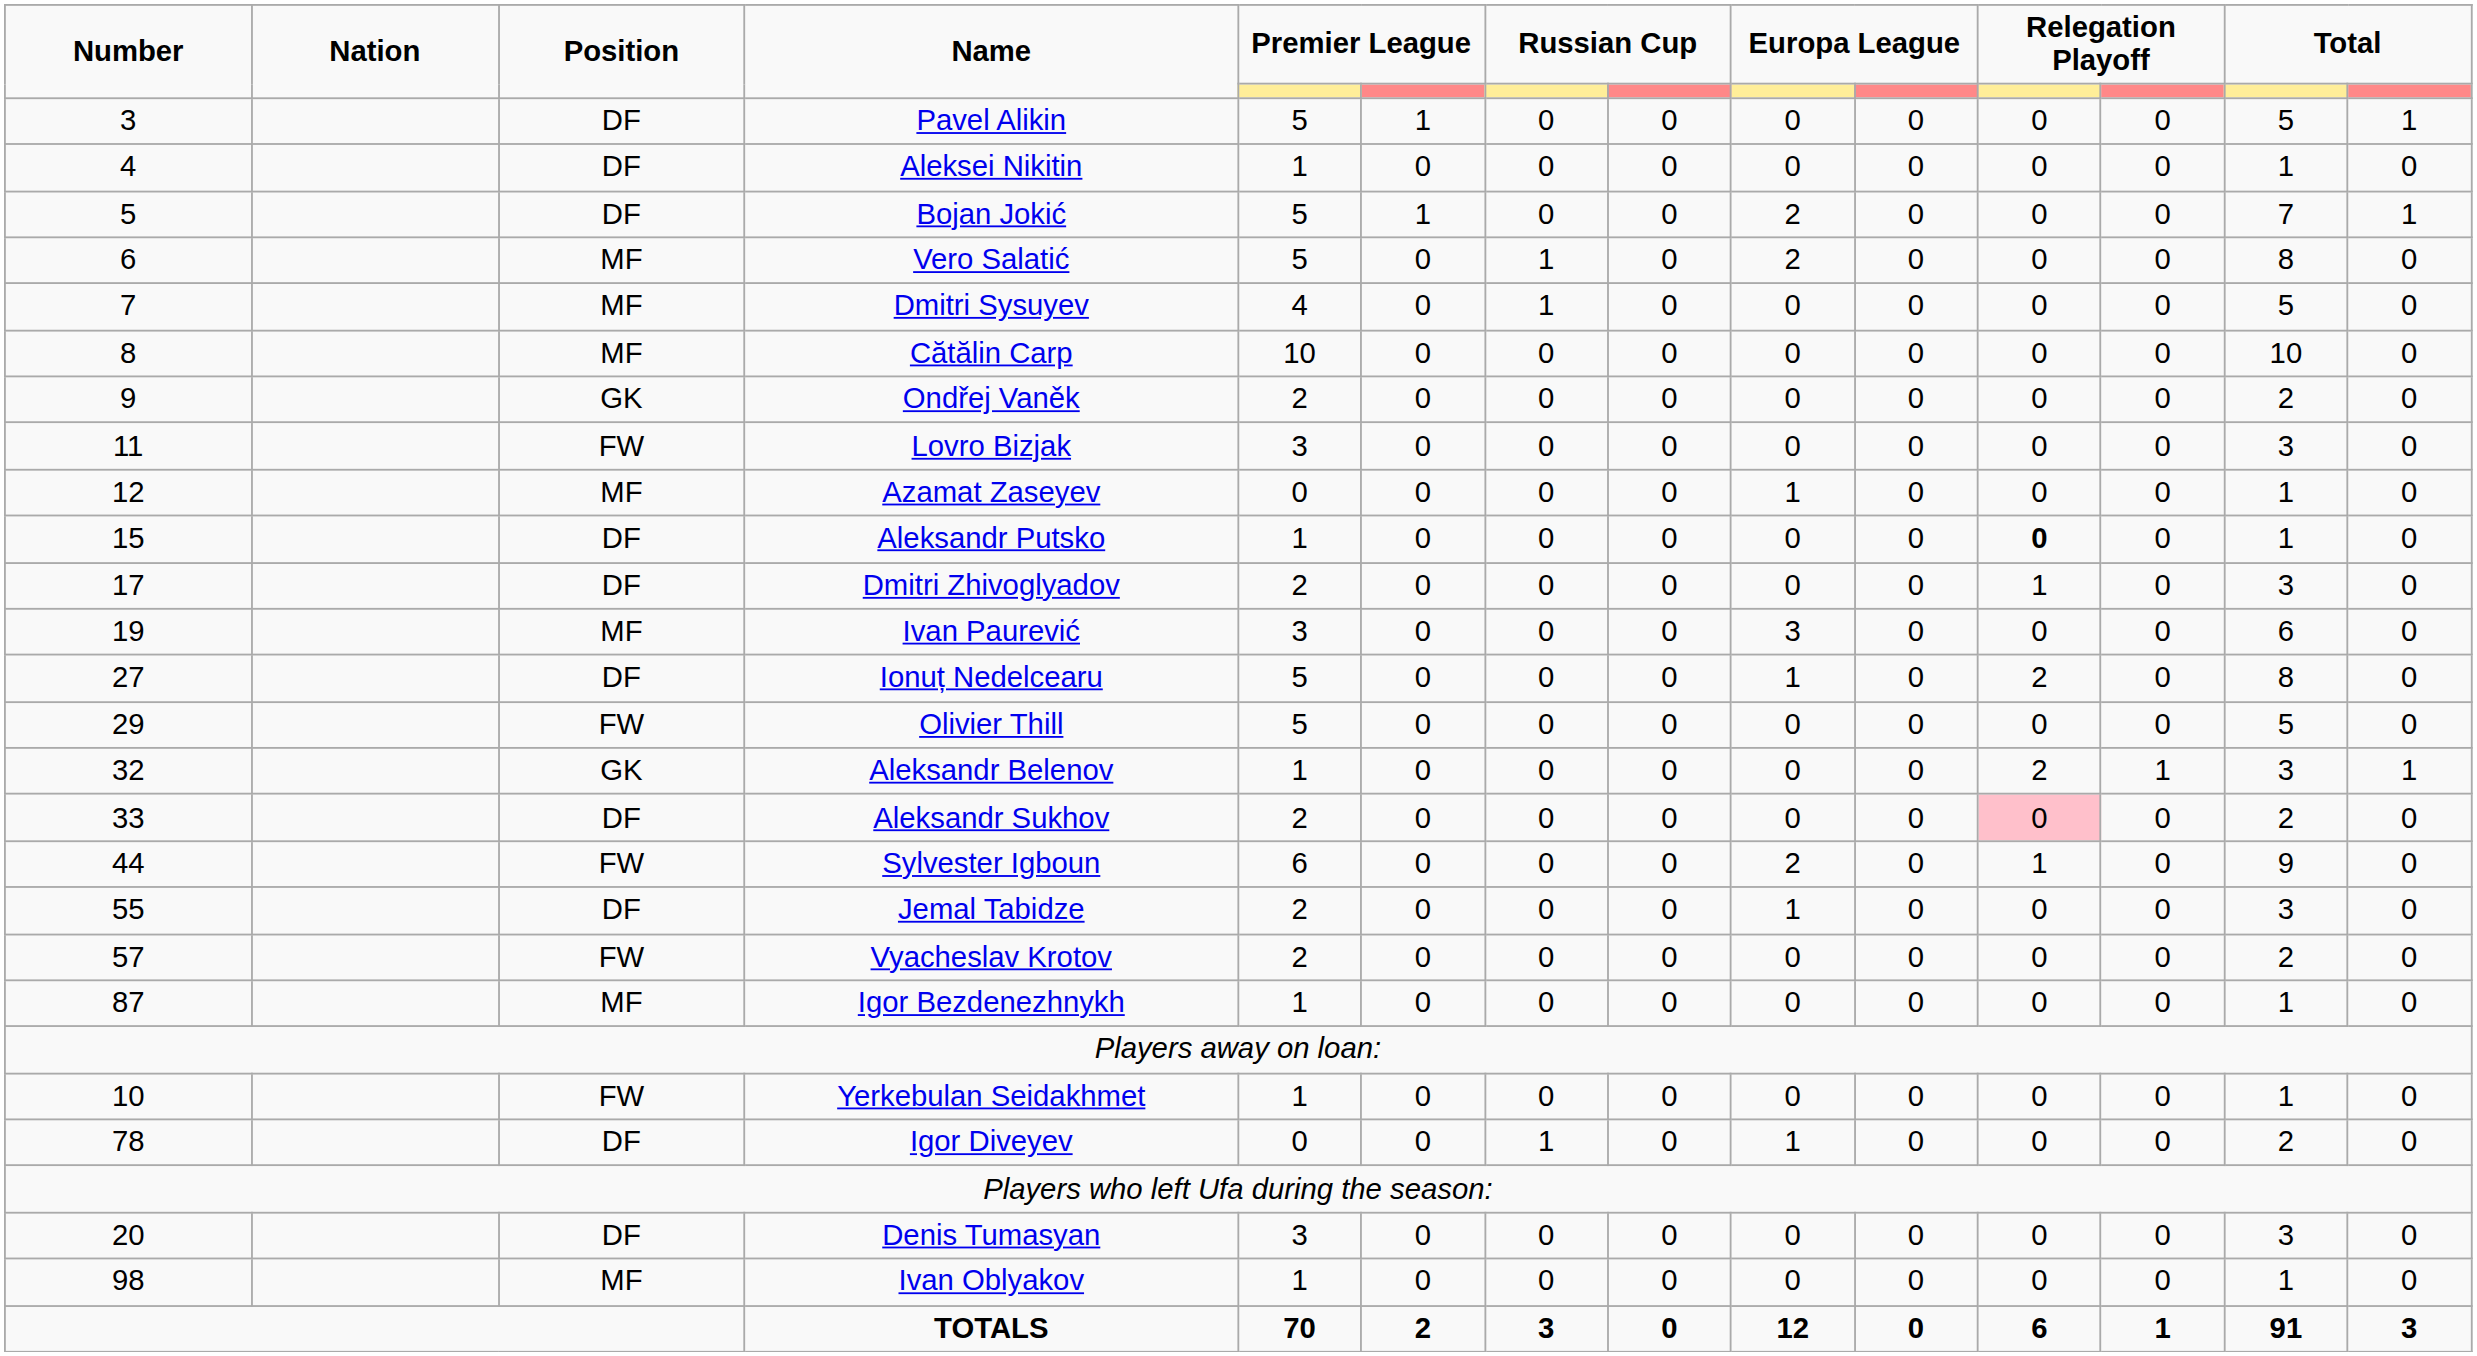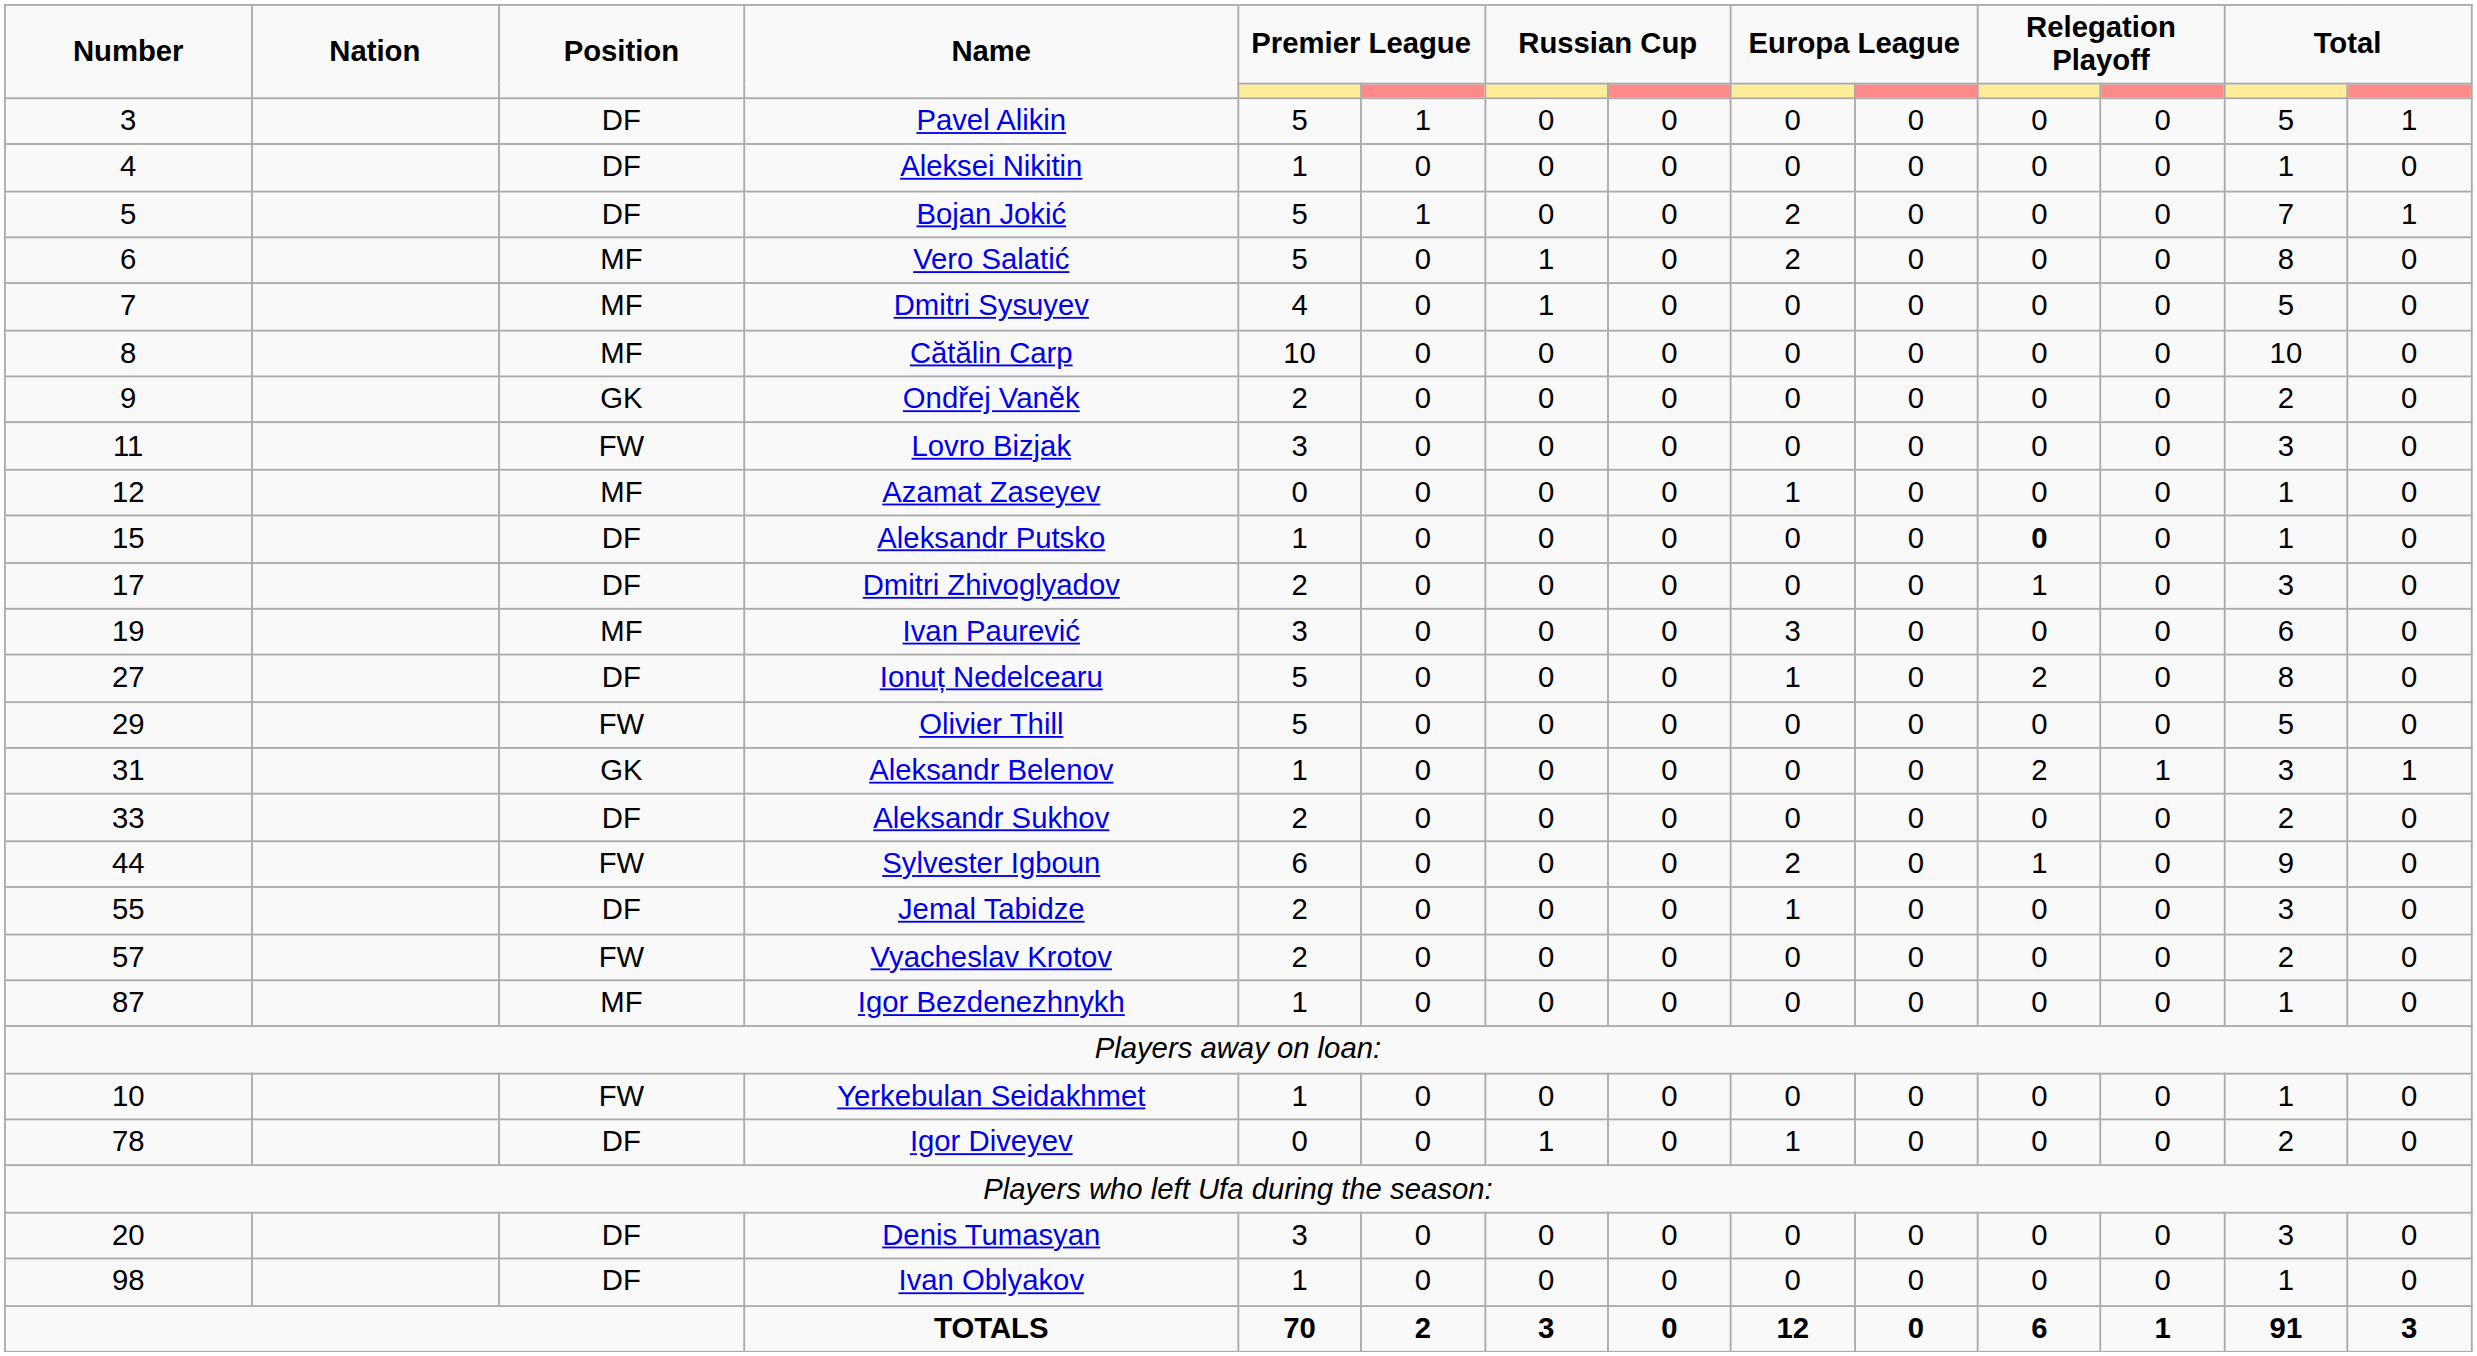(128, 770) 32 -> (128, 770) 31
(2039, 817) pink background -> (2039, 817) no background
(621, 1281) MF -> (621, 1281) DF
